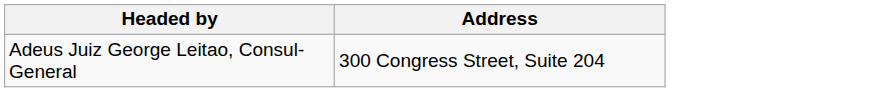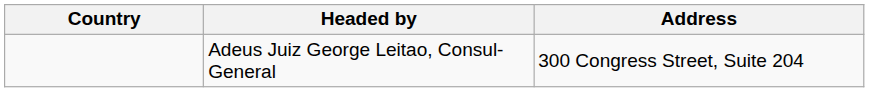+ column: (104, 19)
